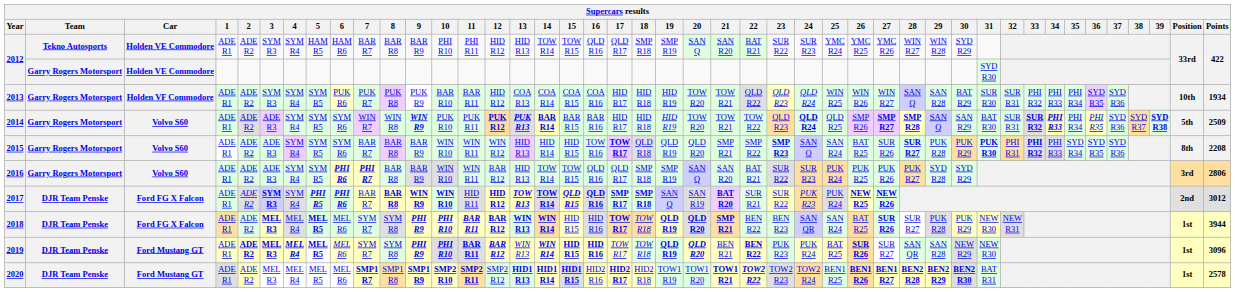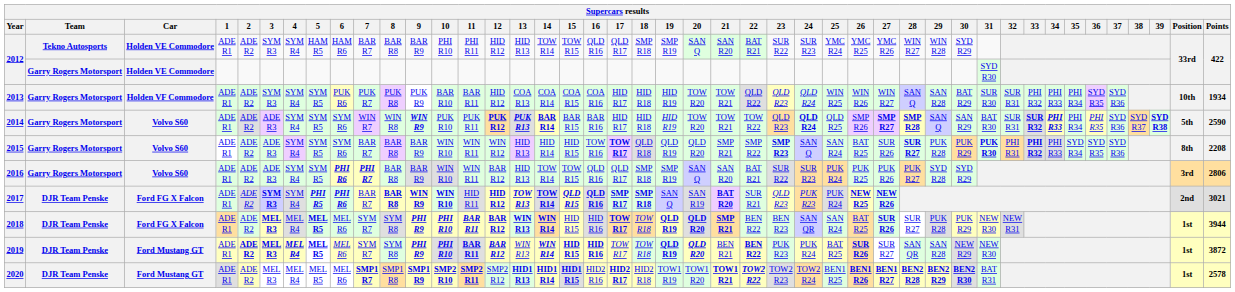(1217, 122) 2509 -> (1217, 122) 2590
(781, 199) SUR R22 -> (781, 199) QLD R23
(1217, 199) 3012 -> (1217, 199) 3021
(1217, 249) 3096 -> (1217, 249) 3872
